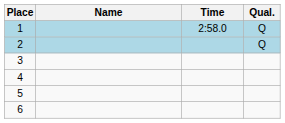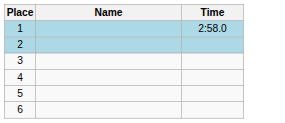- column: (262, 12)
